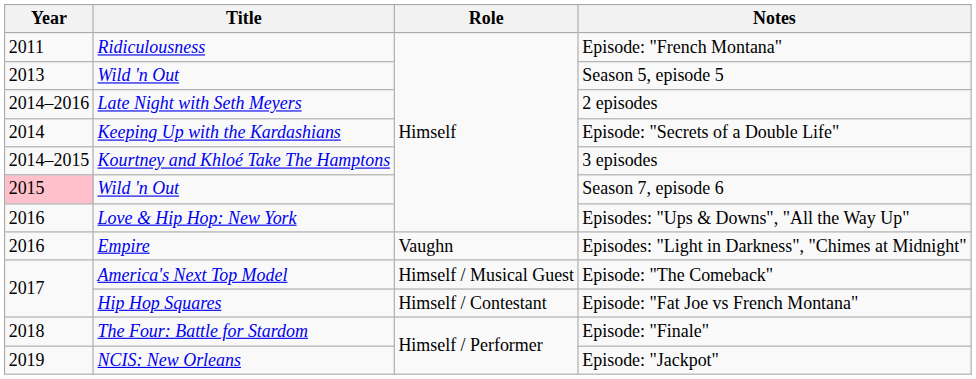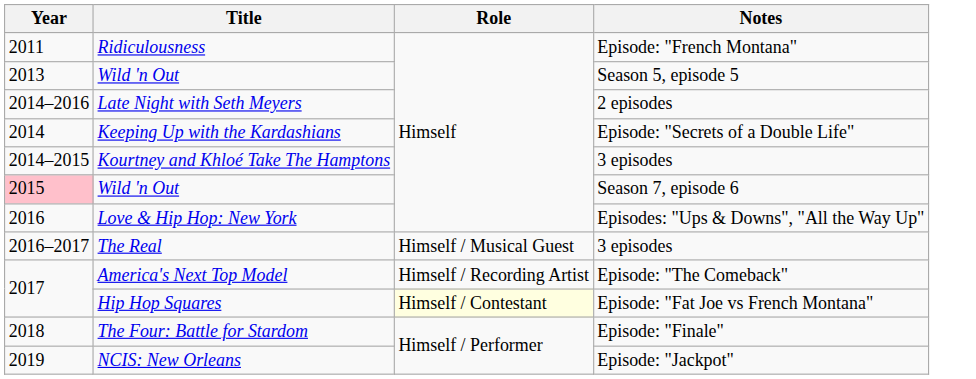+ row: (130, 246)
- row: (124, 246)
(486, 274) Himself / Musical Guest -> (494, 274) Himself / Recording Artist
(473, 302) no background -> (473, 302) lightyellow background
